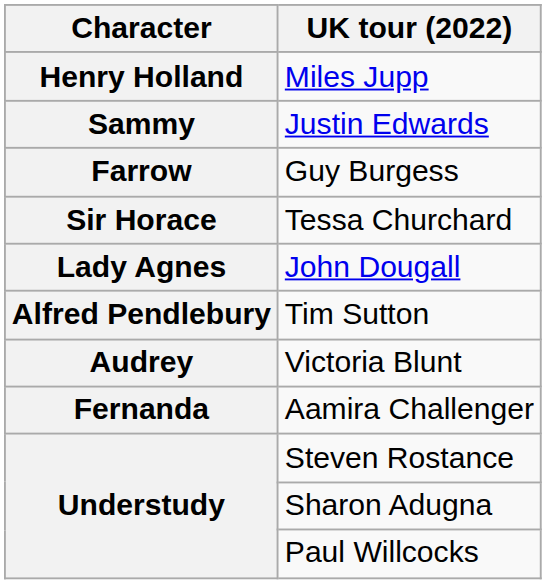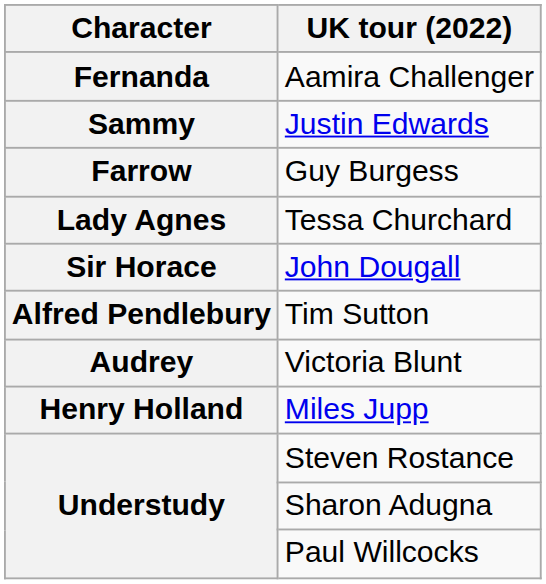rows swapped: (357, 76) <-> (409, 409)
(141, 219) Sir Horace -> (141, 219) Lady Agnes
(141, 266) Lady Agnes -> (141, 266) Sir Horace
